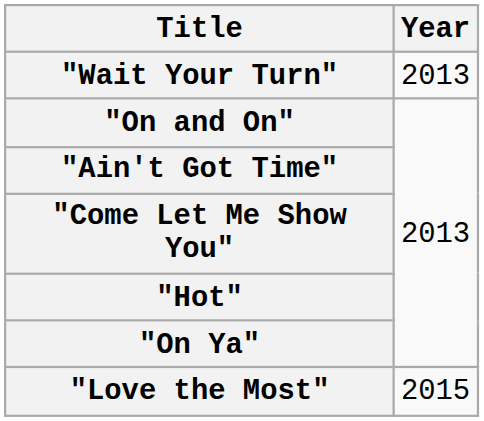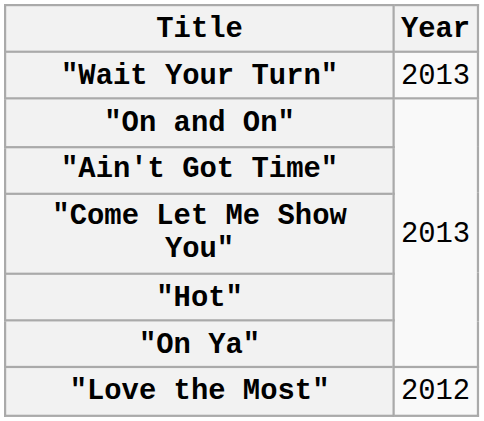(436, 391) 2015 -> (436, 391) 2012
